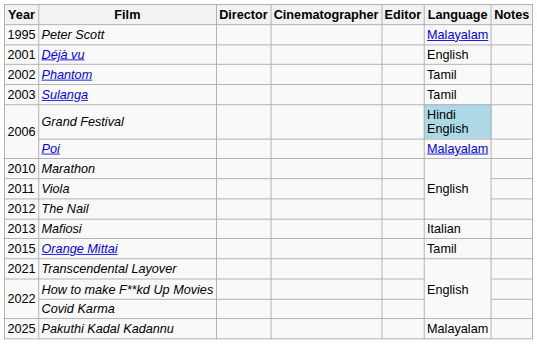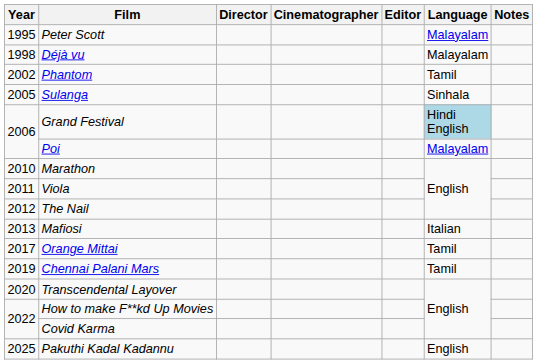(21, 55) 2001 -> (21, 55) 1998
(448, 55) English -> (458, 55) Malayalam
(21, 95) 2003 -> (21, 95) 2005
(442, 95) Tamil -> (448, 95) Sinhala
(21, 249) 2015 -> (21, 249) 2017
+ row: (100, 269)
(21, 269) 2021 -> (21, 289) 2020
(458, 329) Malayalam -> (448, 349) English
